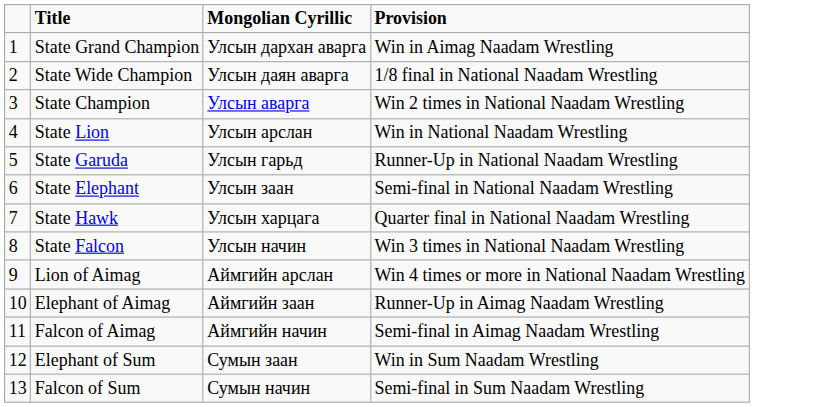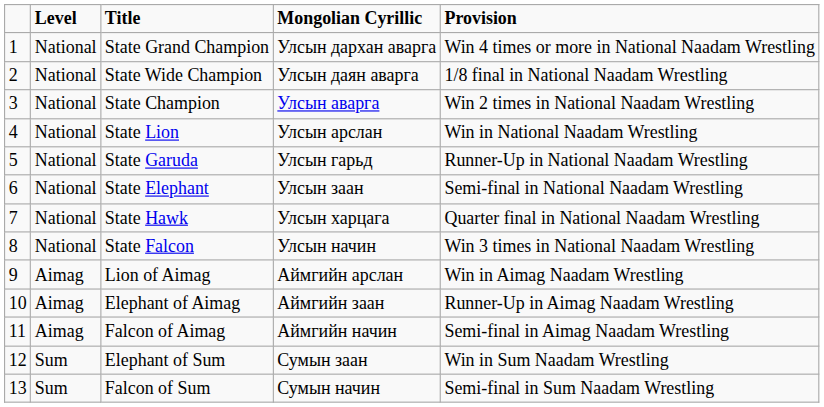+ column: (56, 18)
(494, 47) Win in Aimag Naadam Wrestling -> (630, 47) Win 4 times or more in National Naadam Wrestling
(560, 274) Win 4 times or more in National Naadam Wrestling -> (564, 274) Win in Aimag Naadam Wrestling
